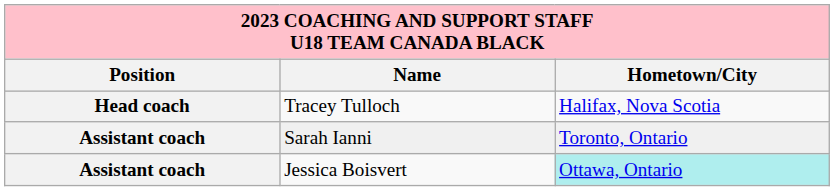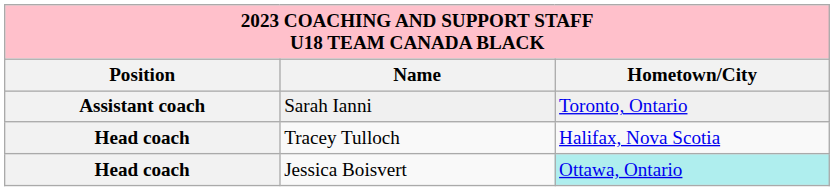rows swapped: (342, 106) <-> (328, 138)
(142, 169) Assistant coach -> (142, 169) Head coach
